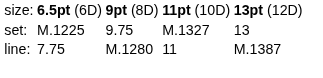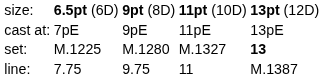+ row: (27, 30)
(119, 30) 9.75 -> (146, 49) M.1280
(242, 30) normal -> (258, 49) bold
(129, 49) M.1280 -> (136, 69) 9.75
